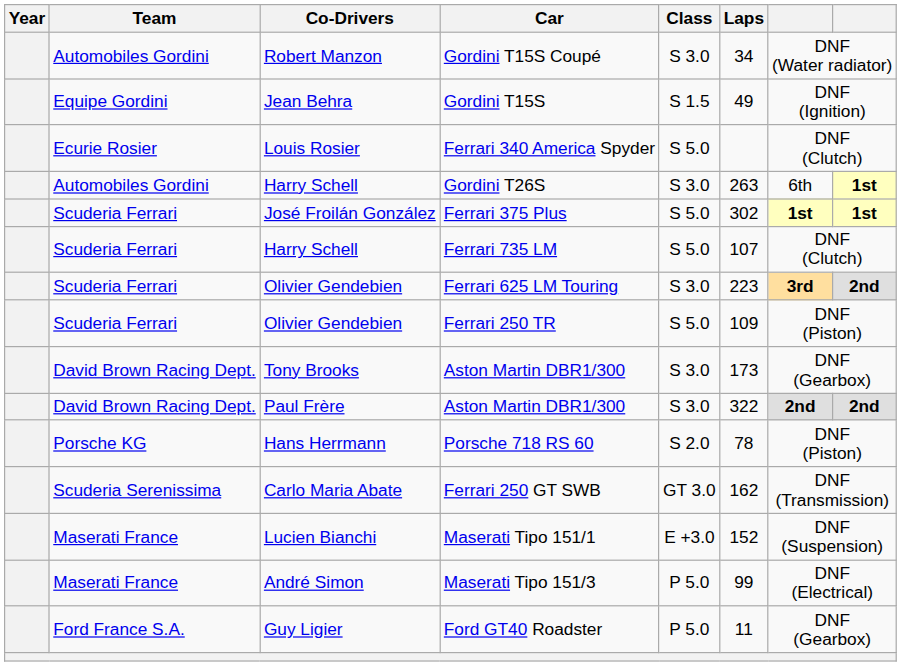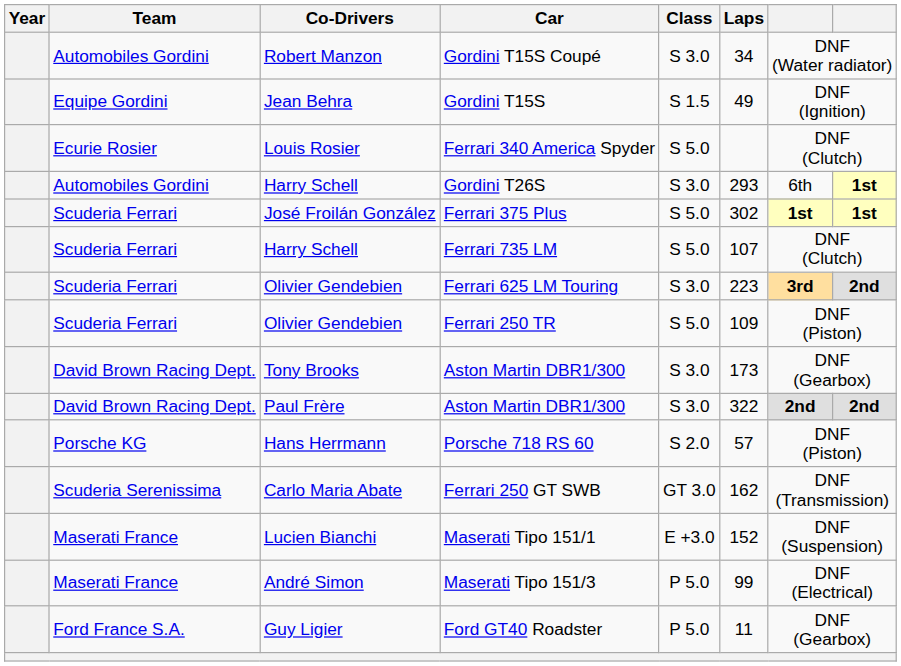(744, 185) 263 -> (744, 185) 293
(744, 444) 78 -> (744, 444) 57
